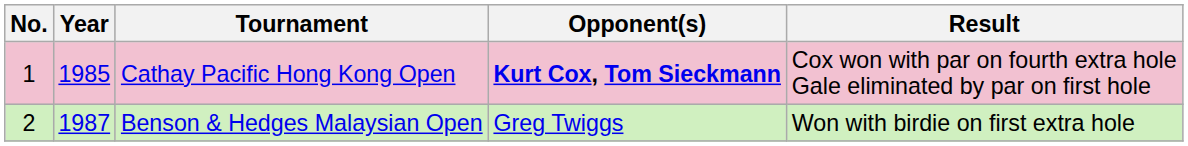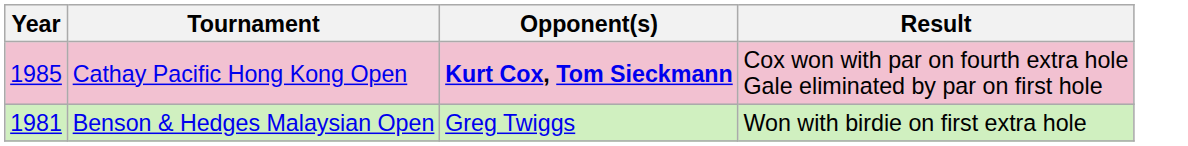- column: (29, 23)
(84, 123) 1987 -> (36, 123) 1981
